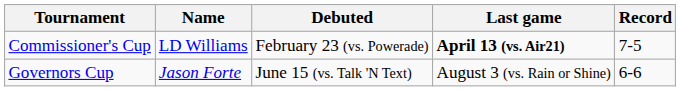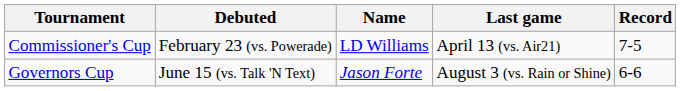columns swapped: (203, 18) <-> (342, 18)
(501, 45) bold -> (498, 45) normal
